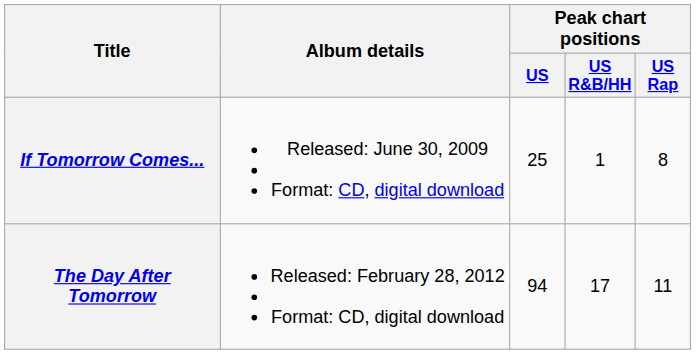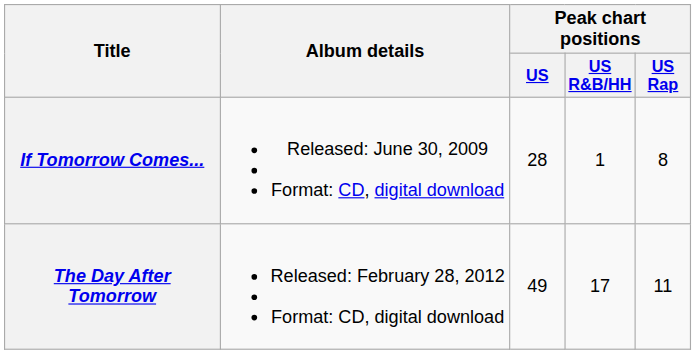(537, 160) 25 -> (537, 160) 28
(537, 286) 94 -> (537, 286) 49
